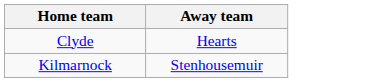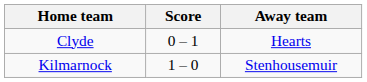+ column: (183, 16)
